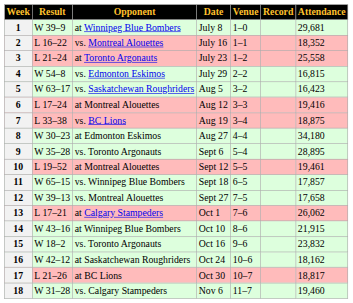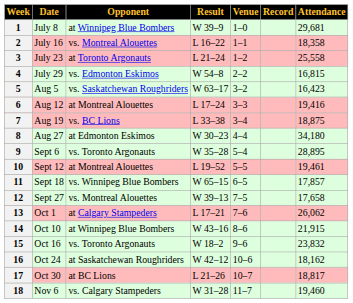columns swapped: (214, 12) <-> (52, 12)
(311, 43) 18,352 -> (311, 43) 18,358
